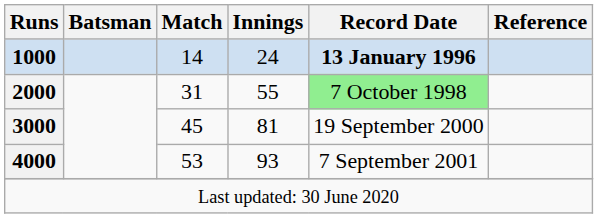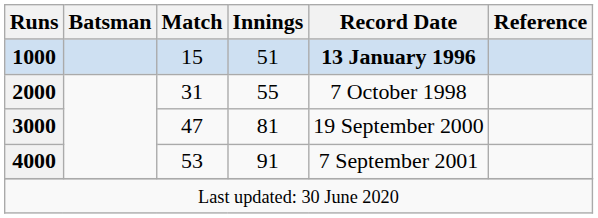(192, 56) 14 -> (192, 56) 15
(268, 56) 24 -> (268, 56) 51
(398, 91) lightgreen background -> (398, 91) no background
(192, 126) 45 -> (192, 126) 47
(268, 160) 93 -> (268, 160) 91
